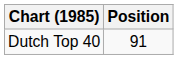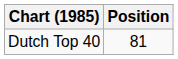(138, 41) 91 -> (138, 41) 81
